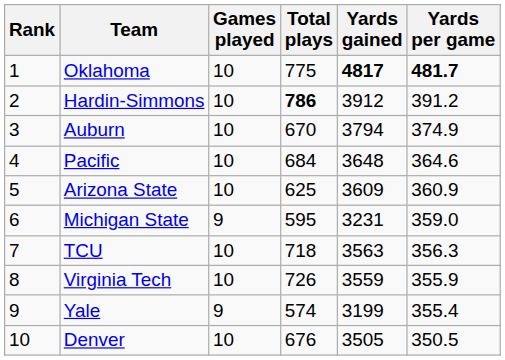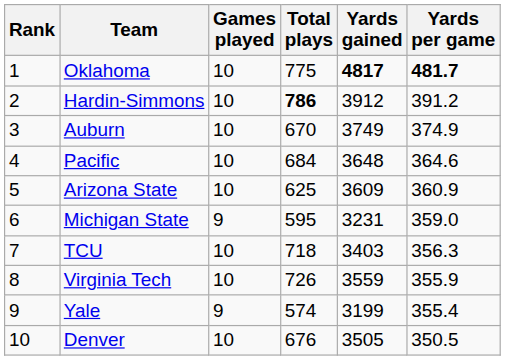(363, 130) 3794 -> (363, 130) 3749
(363, 250) 3563 -> (363, 250) 3403
